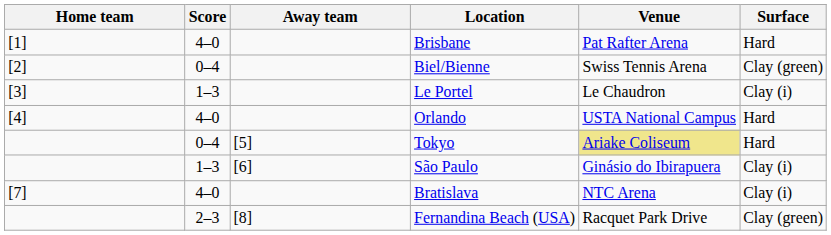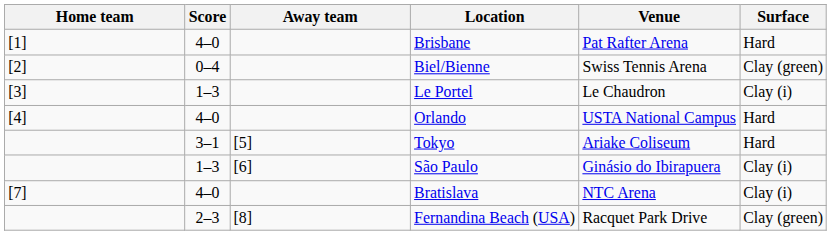(207, 142) 0–4 -> (207, 142) 3–1
(636, 142) khaki background -> (636, 142) no background
